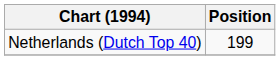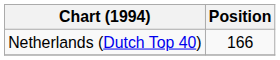(240, 42) 199 -> (240, 42) 166
